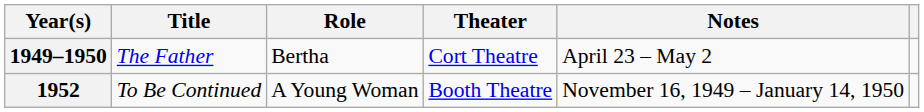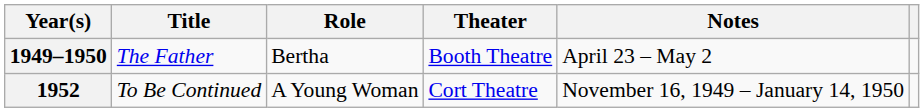(483, 55) Cort Theatre -> (490, 55) Booth Theatre
(490, 90) Booth Theatre -> (483, 90) Cort Theatre
